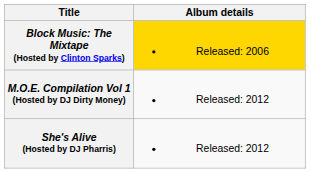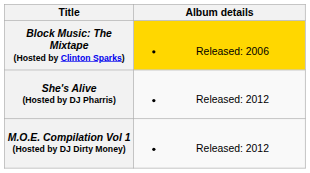rows swapped: (69, 94) <-> (69, 143)
